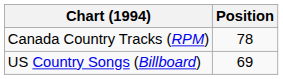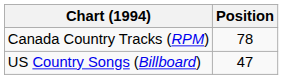(245, 62) 69 -> (245, 62) 47
